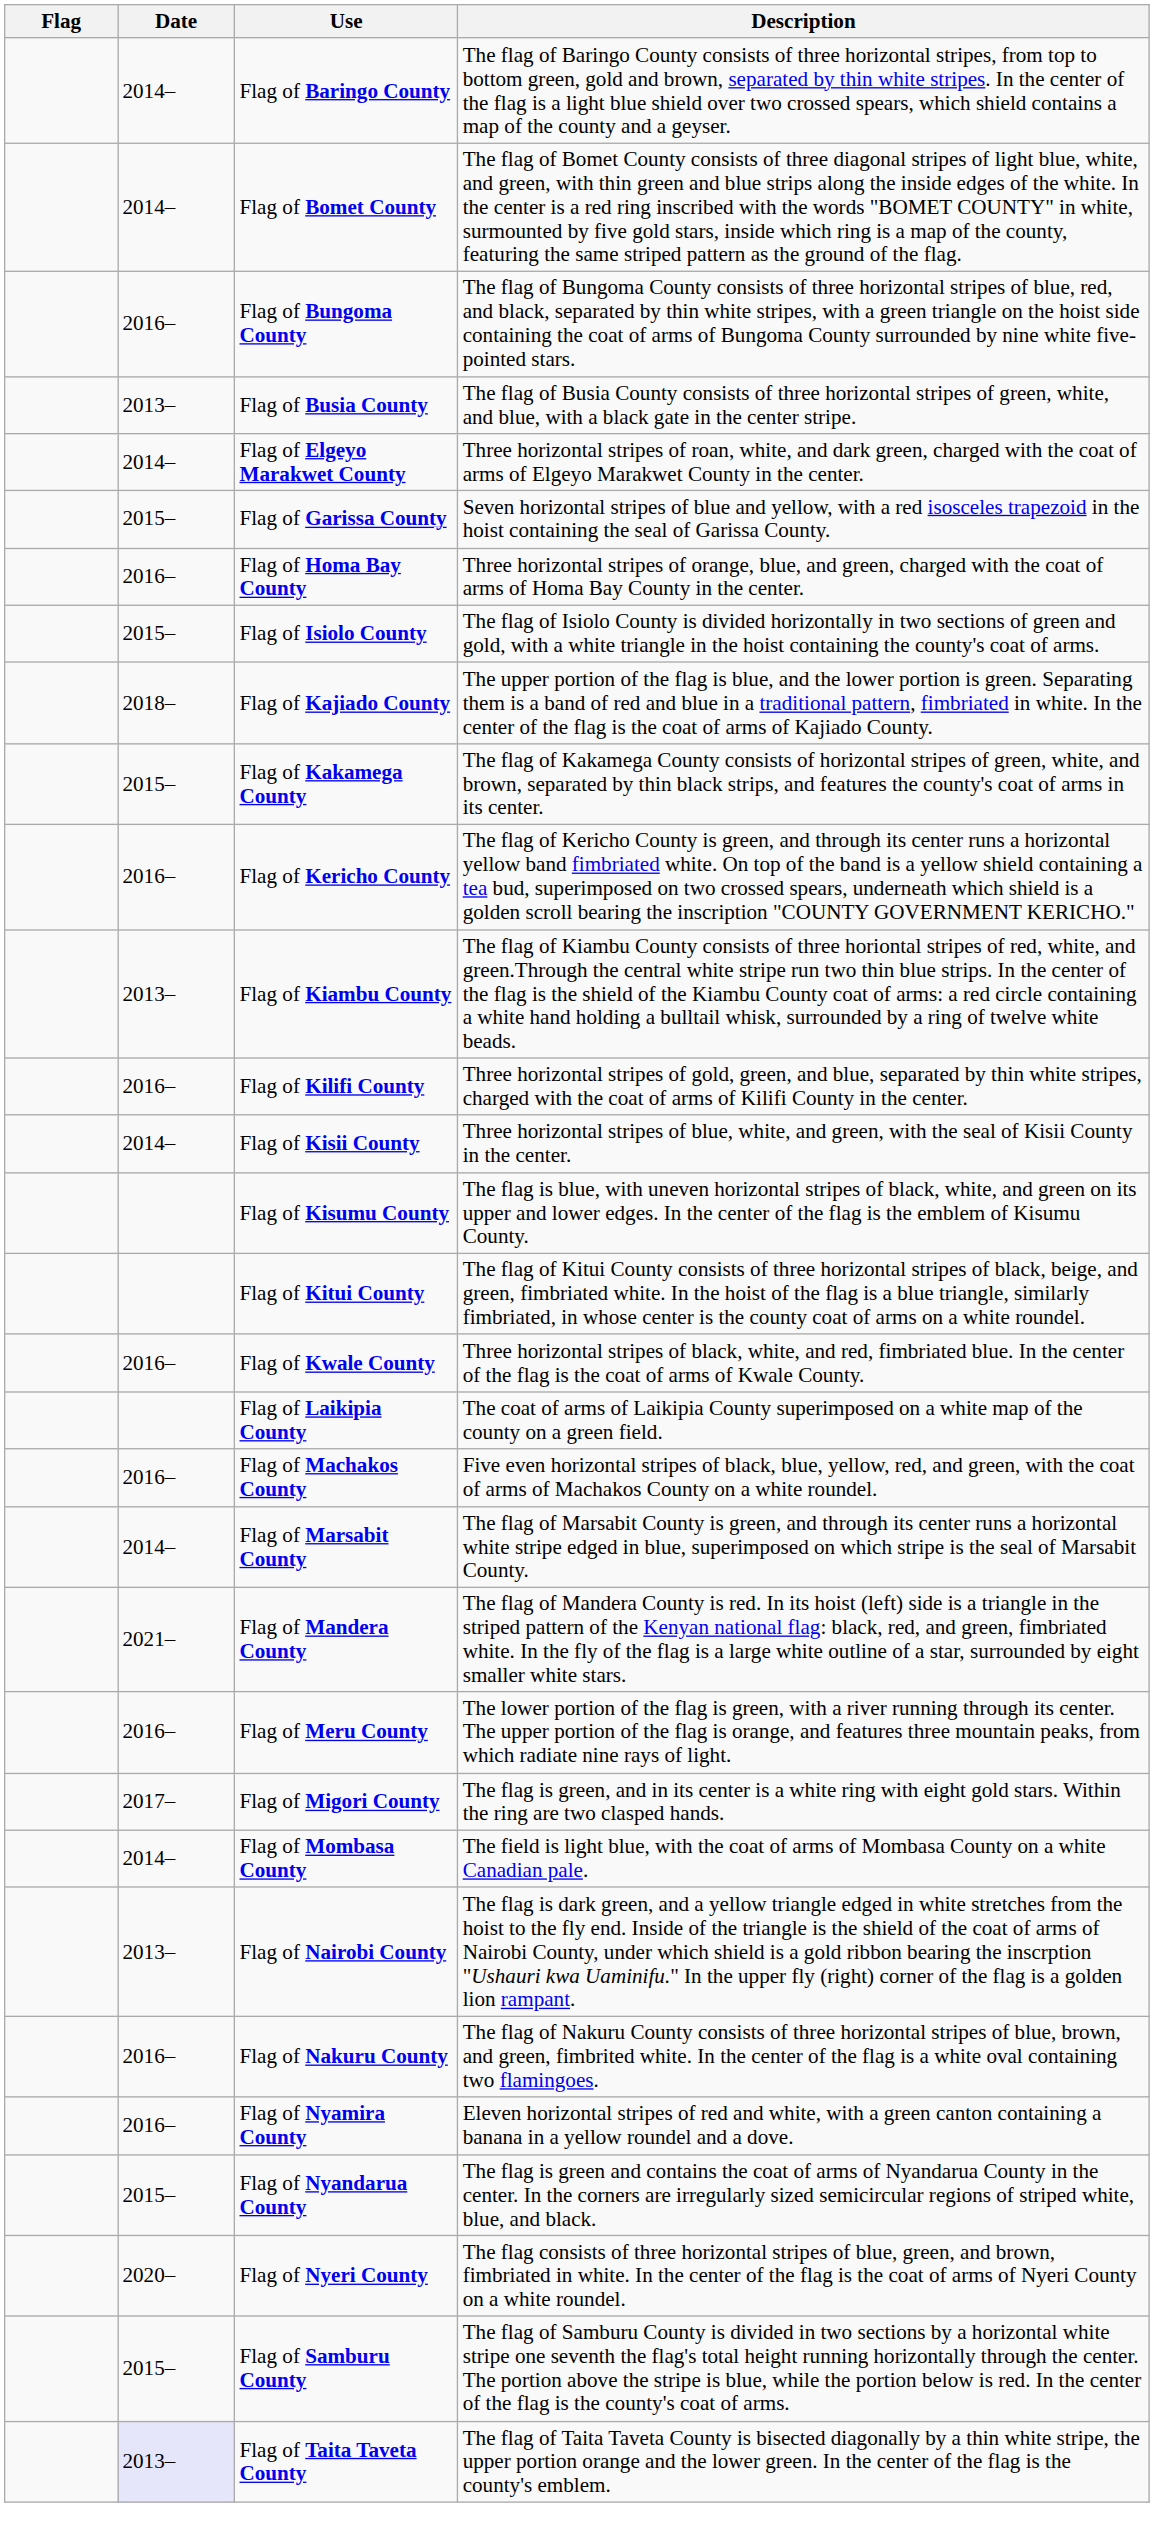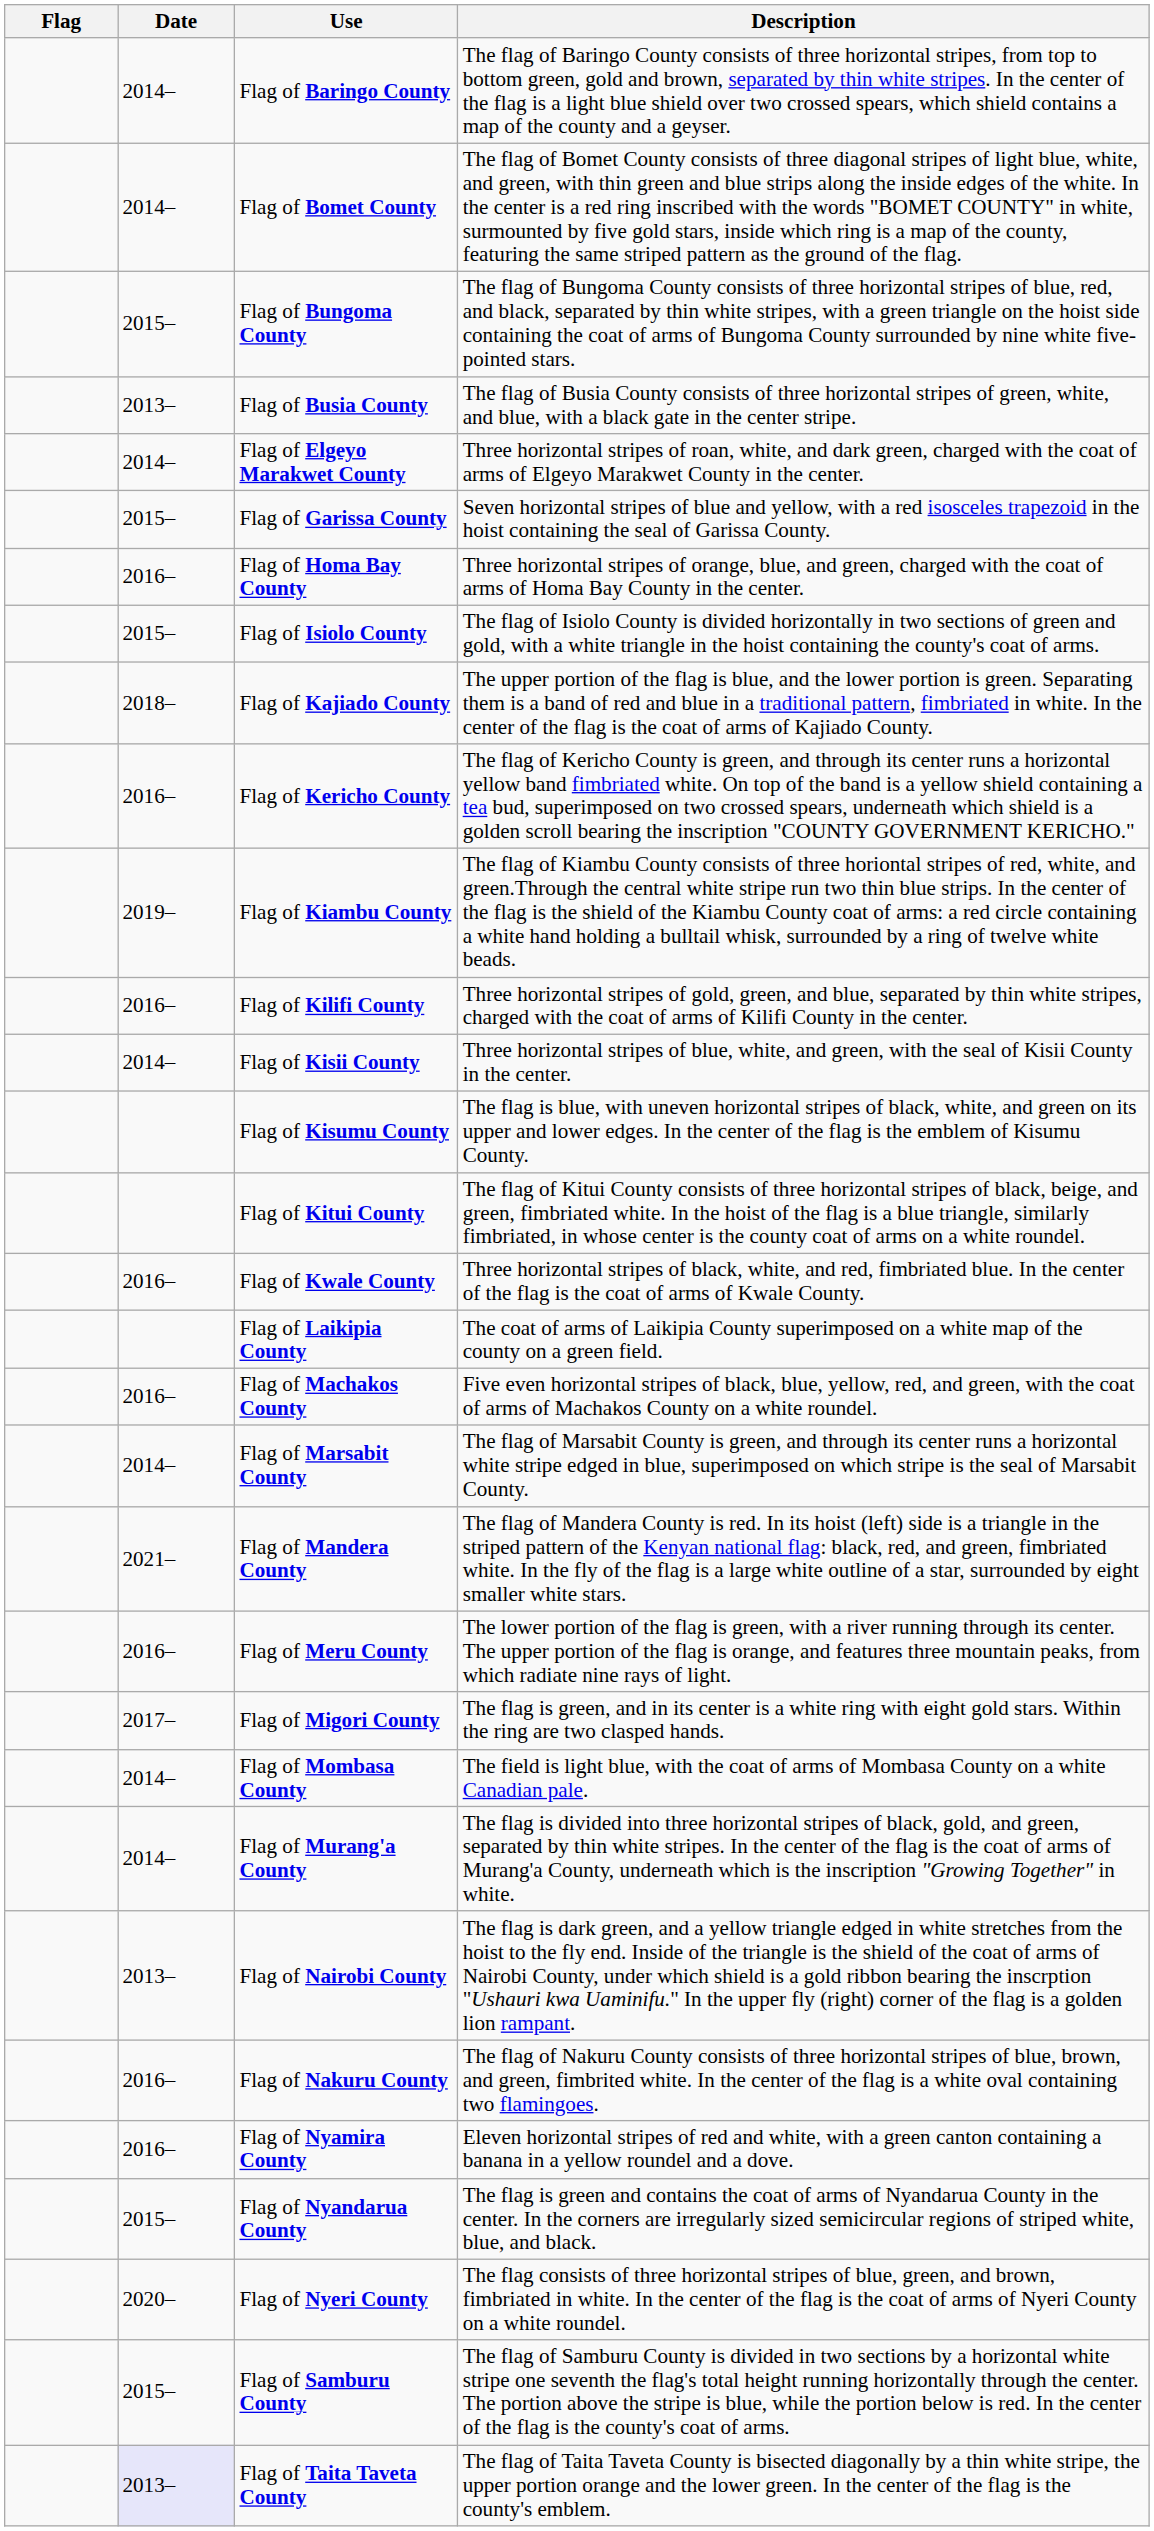(149, 323) 2016– -> (149, 323) 2015–
- row: (321, 783)
(149, 993) 2013– -> (149, 912) 2019–
+ row: (318, 1858)
